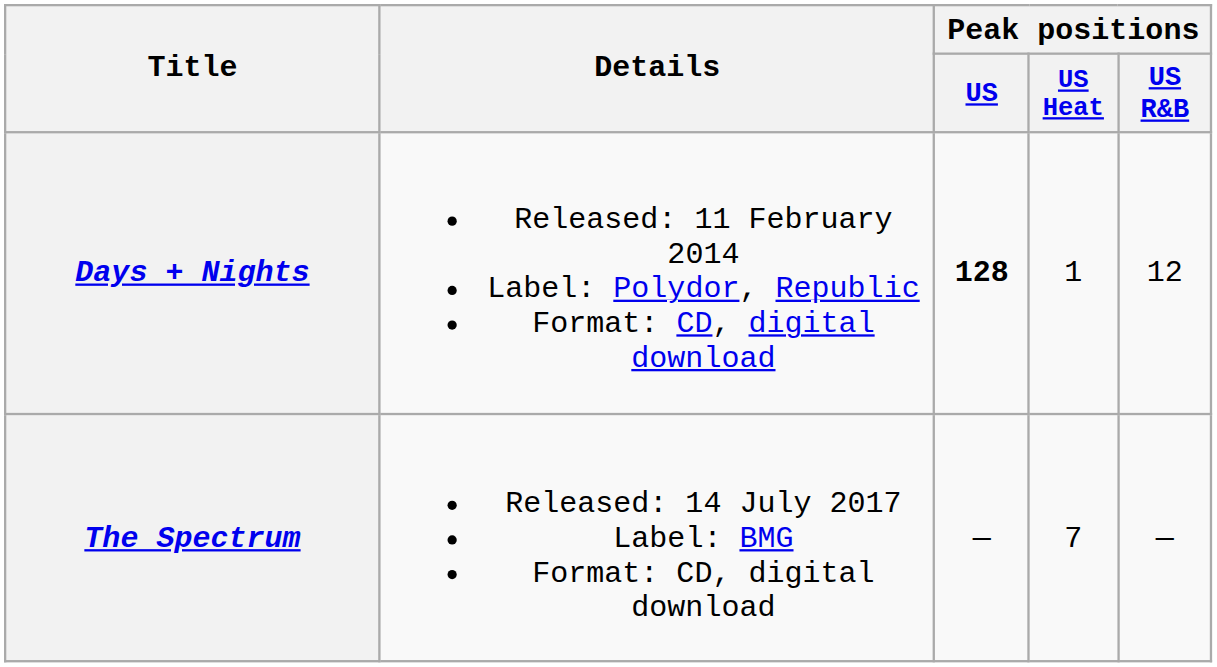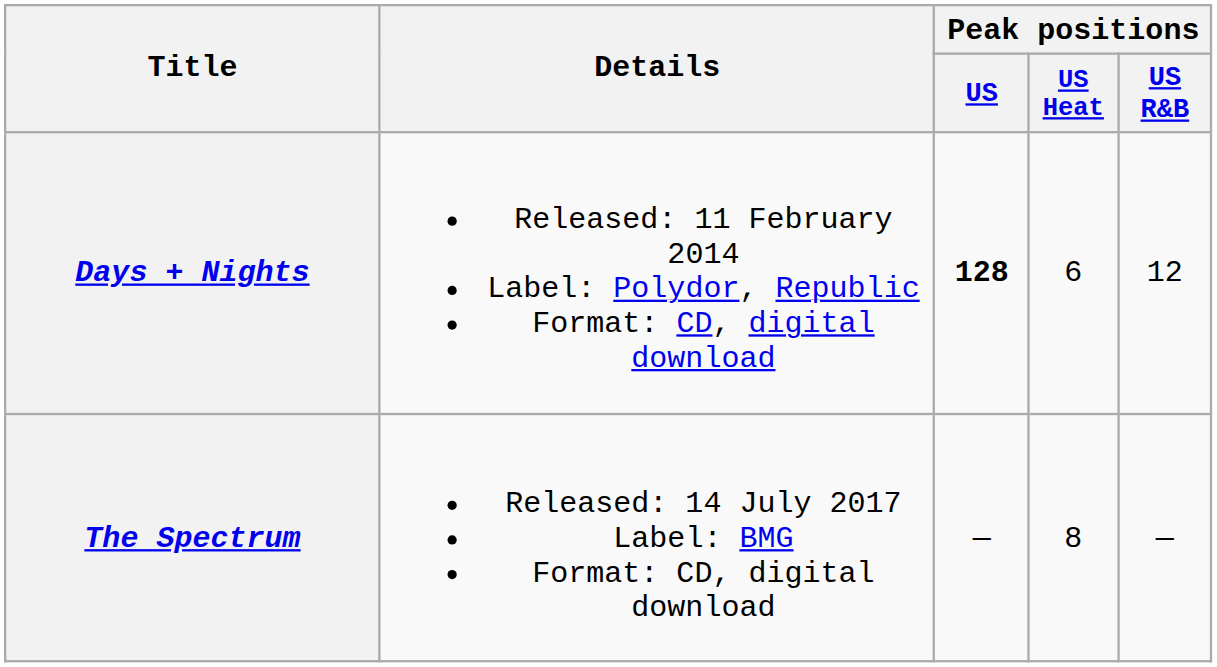(1073, 273) 1 -> (1073, 273) 6
(1073, 538) 7 -> (1073, 538) 8
